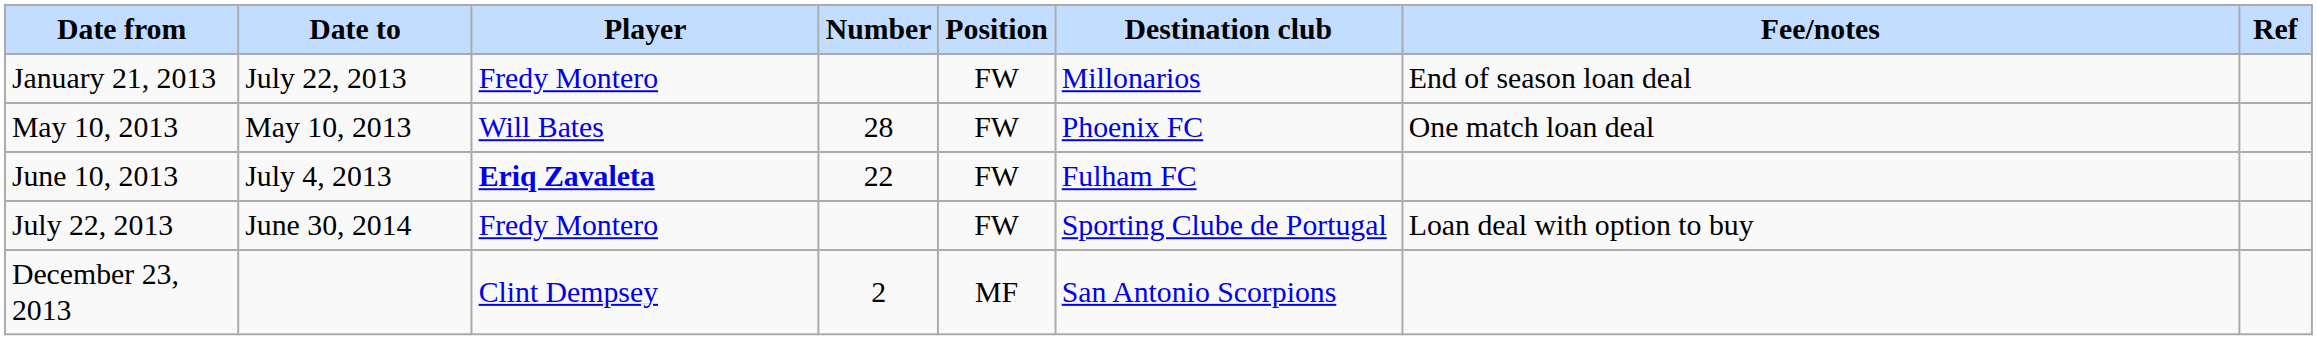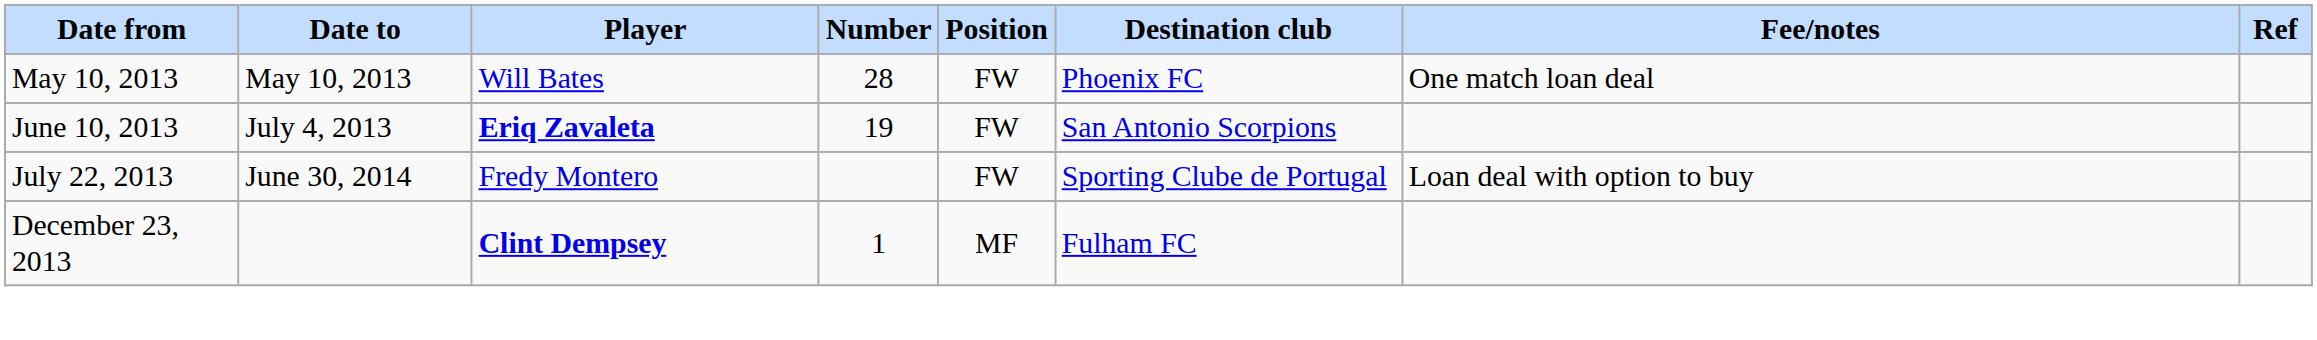- row: (114, 78)
(879, 176) 22 -> (879, 127) 19
(1129, 176) Fulham FC -> (1199, 127) San Antonio Scorpions
(568, 292) normal -> (572, 243) bold
(879, 292) 2 -> (879, 243) 1
(1199, 292) San Antonio Scorpions -> (1129, 243) Fulham FC
